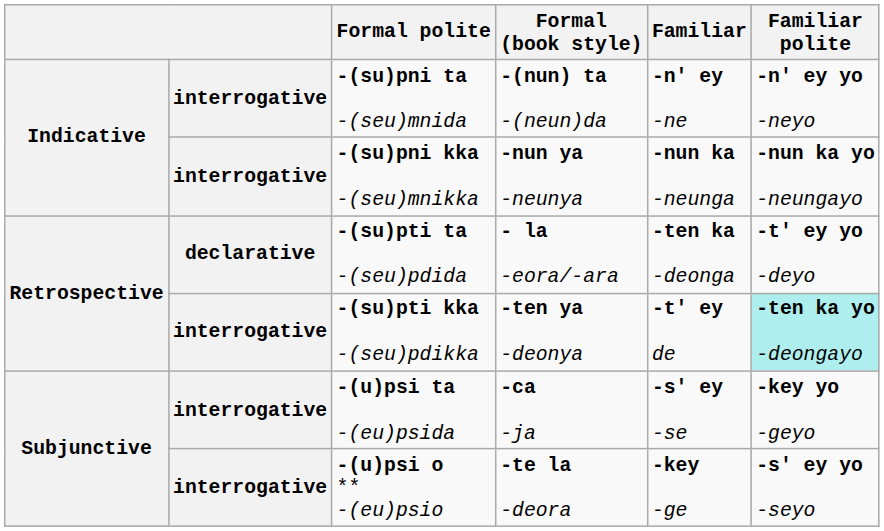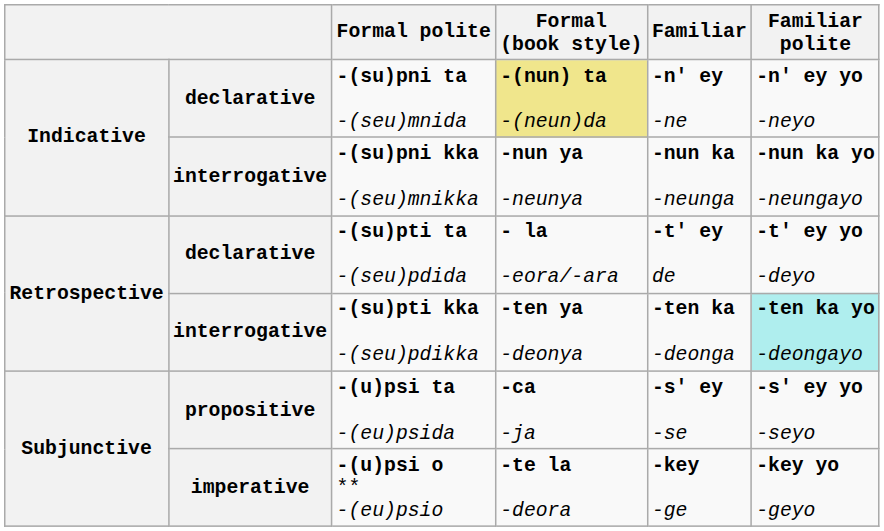(250, 99) interrogative -> (250, 99) declarative
(554, 99) no background -> (554, 99) khaki background
(693, 254) -ten ka -deonga -> (687, 254) -t' ey de
(687, 332) -t' ey de -> (693, 332) -ten ka -deonga
(250, 410) interrogative -> (250, 410) propositive
(798, 410) -key yo -geyo -> (810, 410) -s' ey yo -seyo
(250, 488) interrogative -> (250, 488) imperative
(810, 488) -s' ey yo -seyo -> (798, 488) -key yo -geyo
